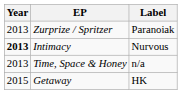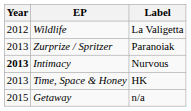+ row: (50, 30)
(138, 64) n/a -> (139, 81) HK
(139, 81) HK -> (138, 98) n/a
